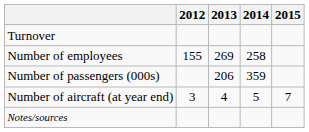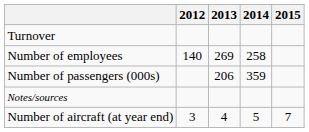(192, 55) 155 -> (192, 55) 140
rows swapped: (90, 96) <-> (37, 118)
